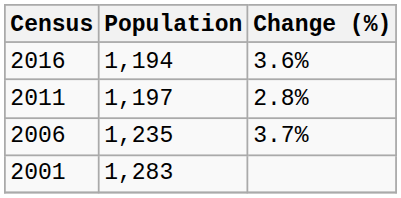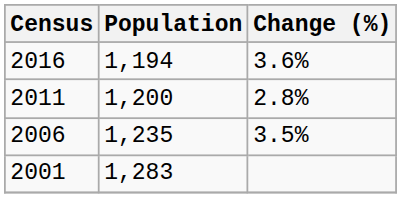(139, 99) 1,197 -> (139, 99) 1,200
(281, 136) 3.7% -> (281, 136) 3.5%
